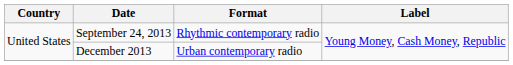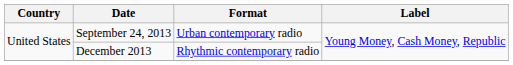(248, 32) Rhythmic contemporary radio -> (239, 32) Urban contemporary radio
(239, 51) Urban contemporary radio -> (248, 51) Rhythmic contemporary radio
